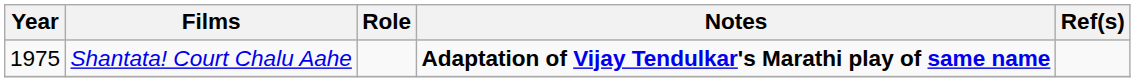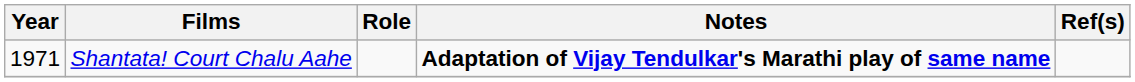(35, 58) 1975 -> (35, 58) 1971
